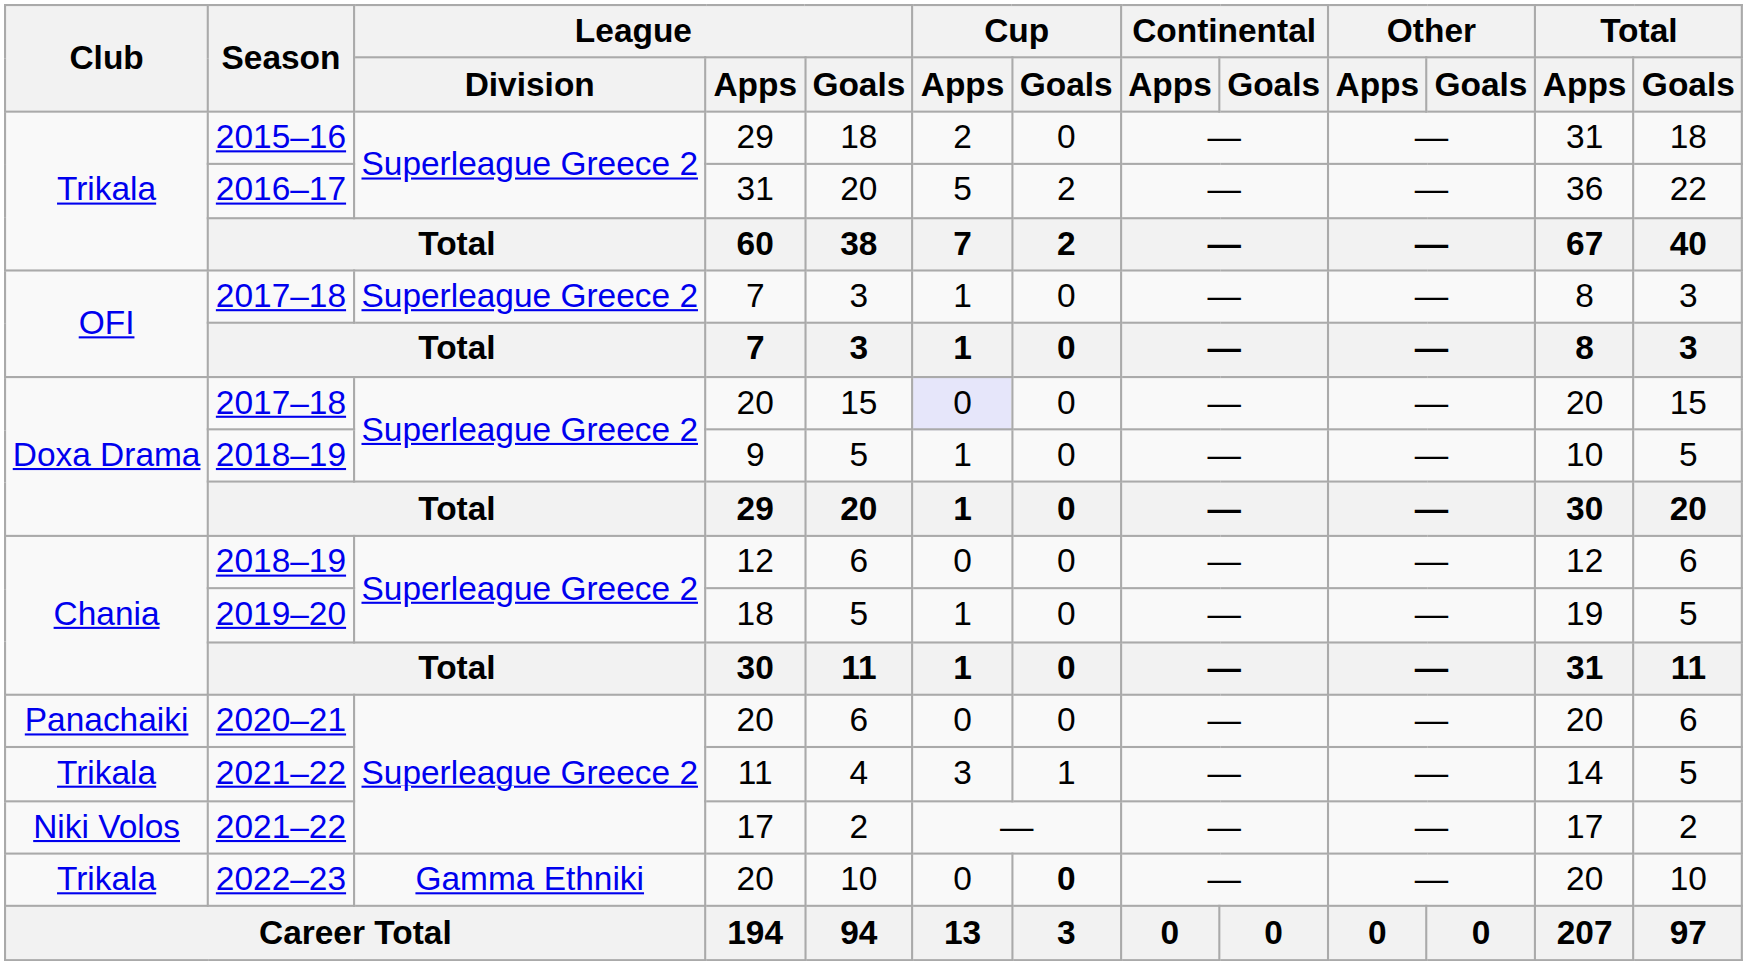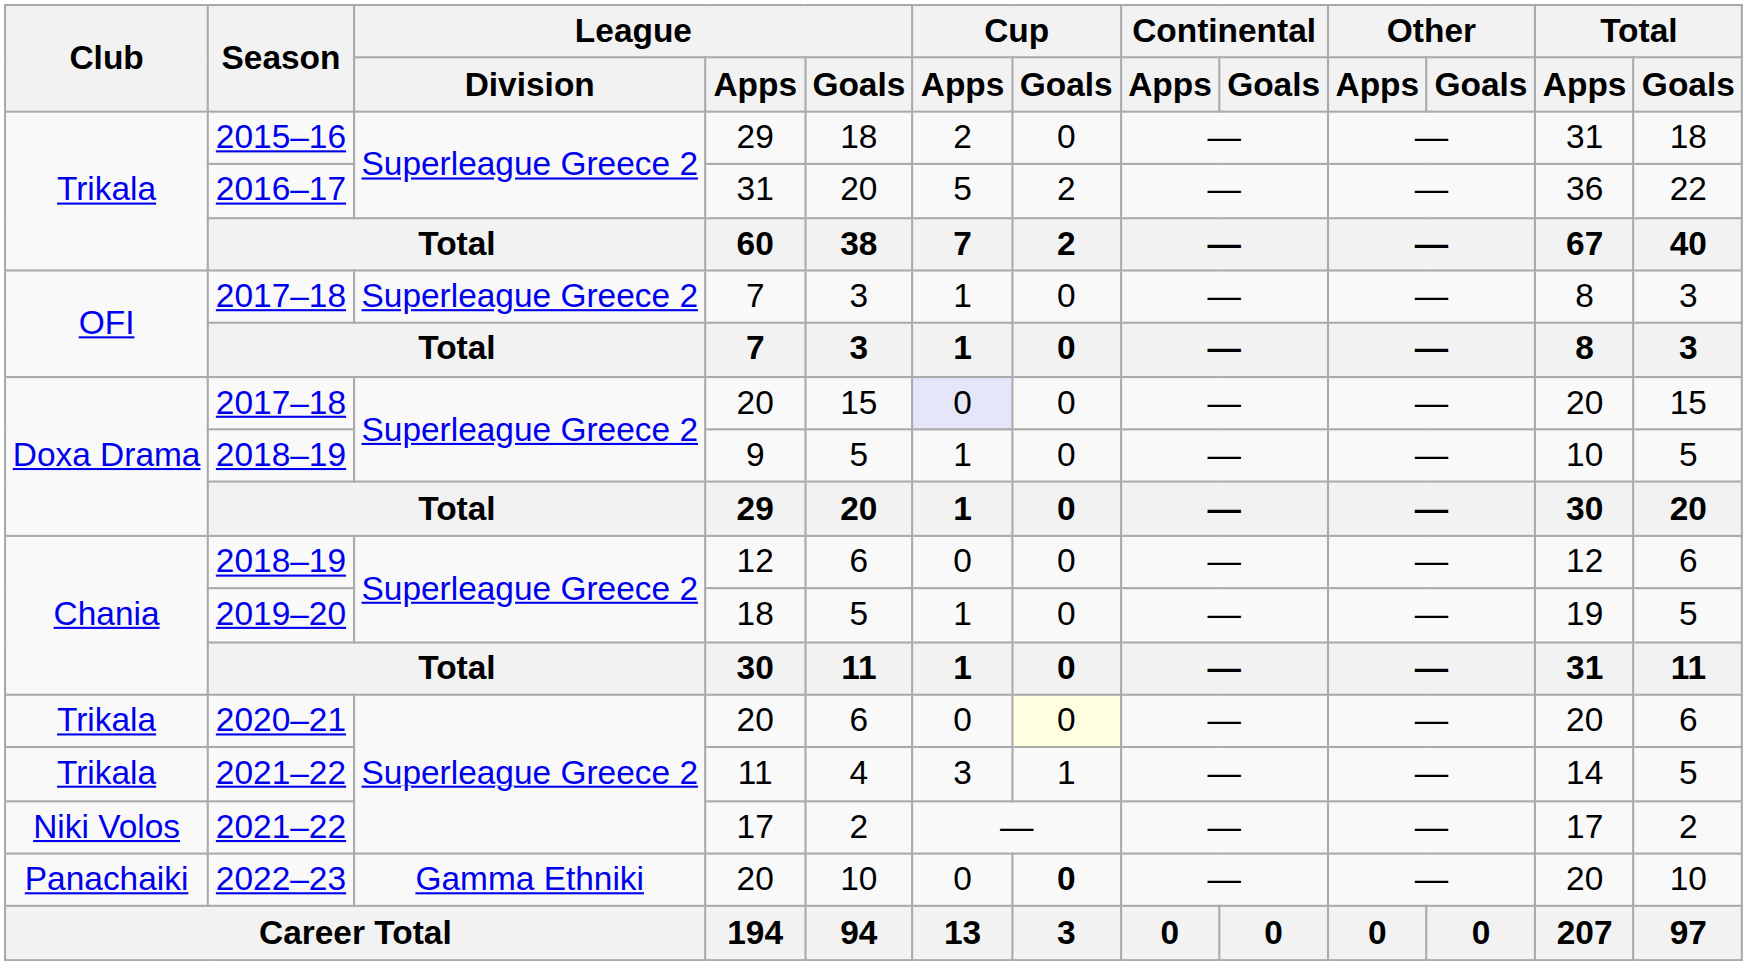(107, 720) Panachaiki -> (107, 720) Trikala
(1066, 720) no background -> (1066, 720) lightyellow background
(107, 879) Trikala -> (107, 879) Panachaiki
